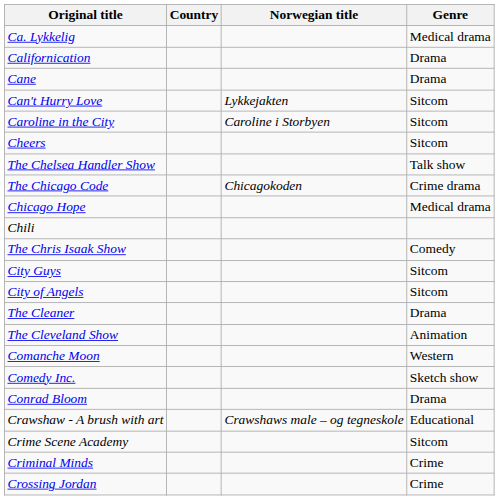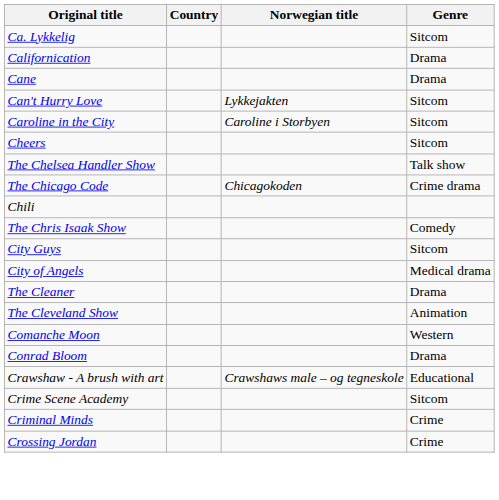(450, 36) Medical drama -> (429, 36) Sitcom
- row: (47, 206)
(429, 292) Sitcom -> (450, 270) Medical drama
- row: (41, 377)
